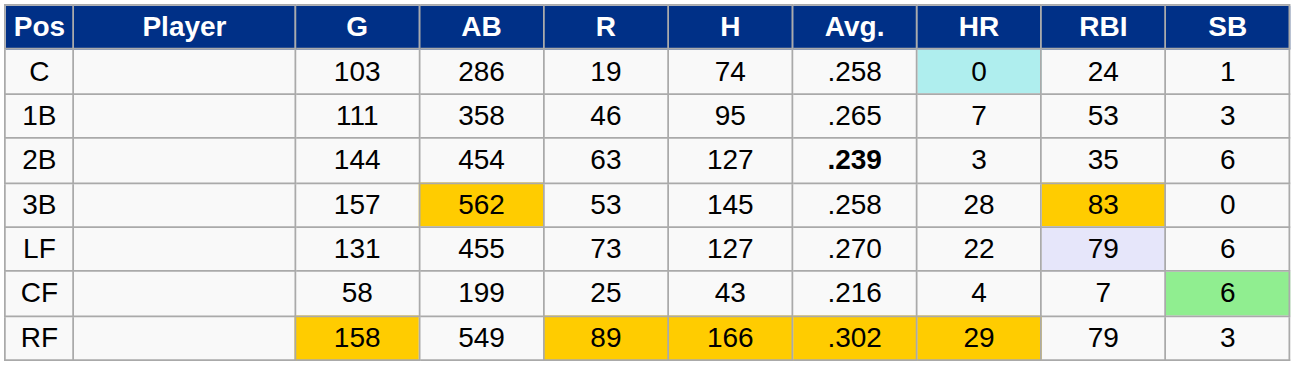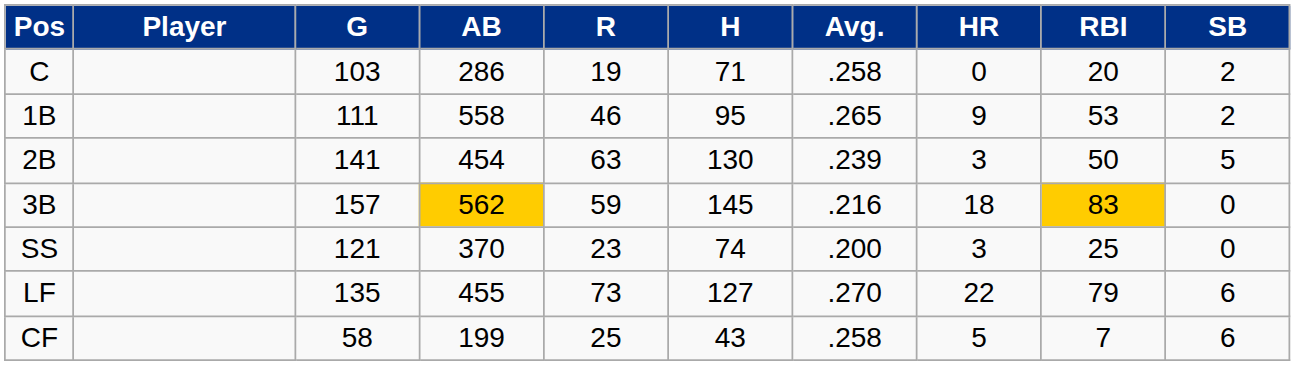(730, 71) 74 -> (730, 71) 71
(979, 71) paleturquoise background -> (979, 71) no background
(1103, 71) 24 -> (1103, 71) 20
(1228, 71) 1 -> (1228, 71) 2
(482, 115) 358 -> (482, 115) 558
(979, 115) 7 -> (979, 115) 9
(1228, 115) 3 -> (1228, 115) 2
(357, 159) 144 -> (357, 159) 141
(730, 159) 127 -> (730, 159) 130
(855, 159) bold -> (855, 159) normal
(1103, 159) 35 -> (1103, 159) 50
(1228, 159) 6 -> (1228, 159) 5
(606, 204) 53 -> (606, 204) 59
(855, 204) .258 -> (855, 204) .216
(979, 204) 28 -> (979, 204) 18
+ row: (39, 248)
(357, 248) 131 -> (357, 293) 135
(1103, 248) lavender background -> (1103, 293) no background
(855, 293) .216 -> (855, 337) .258
(979, 293) 4 -> (979, 337) 5
(1228, 293) lightgreen background -> (1228, 337) no background
- row: (39, 337)
